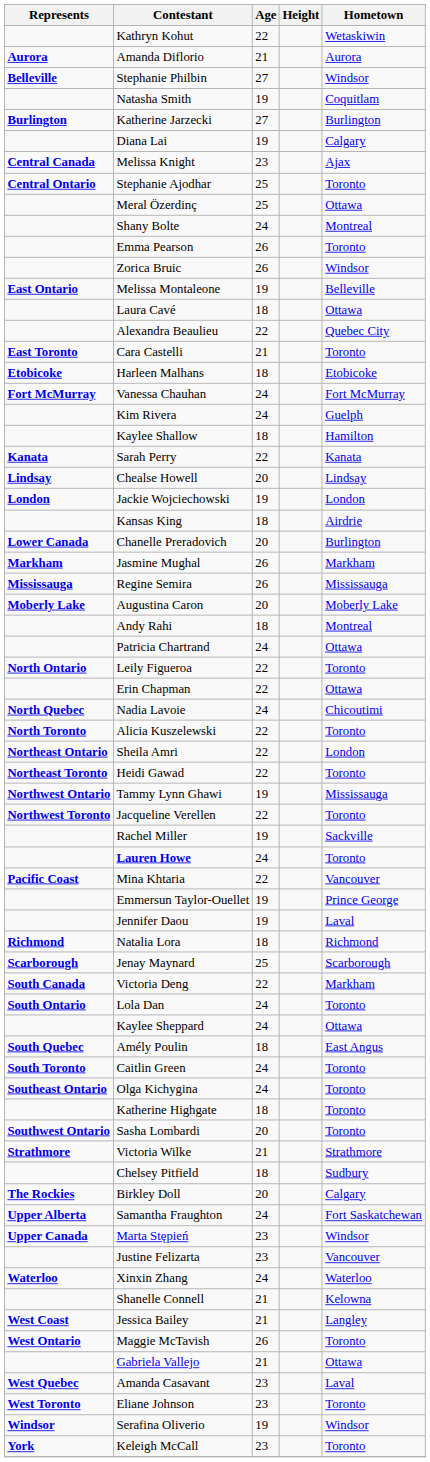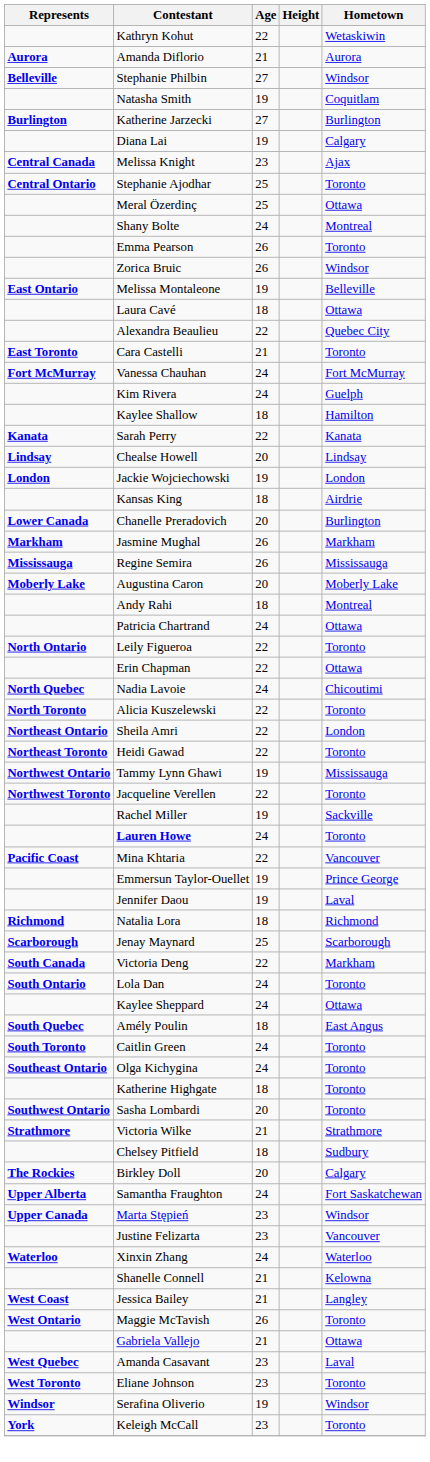- row: (160, 373)
